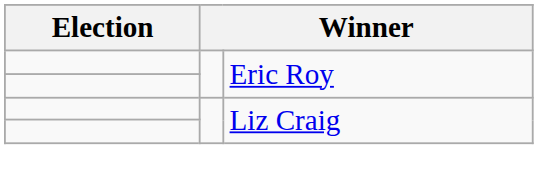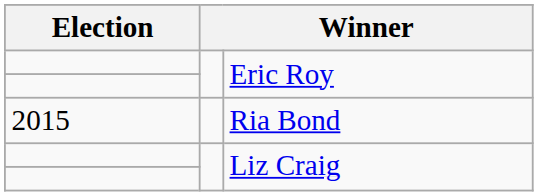+ row: (41, 119)
